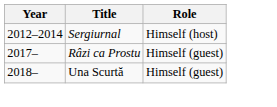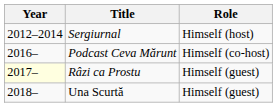+ row: (122, 53)
(23, 53) no background -> (23, 72) lightyellow background
